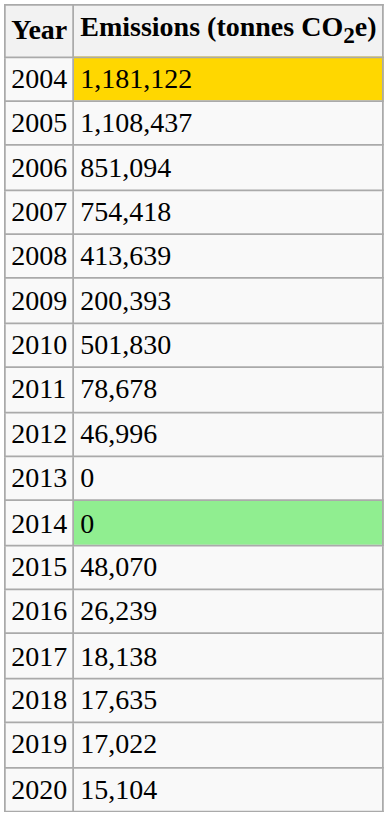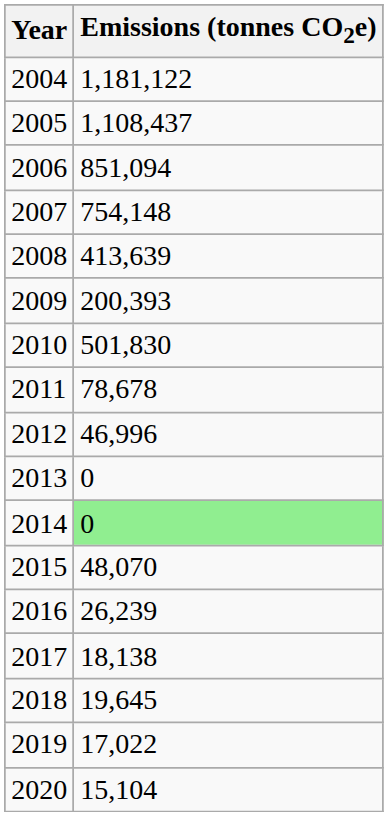(136, 78) gold background -> (136, 78) no background
(126, 211) 754,418 -> (126, 211) 754,148
(119, 700) 17,635 -> (119, 700) 19,645
